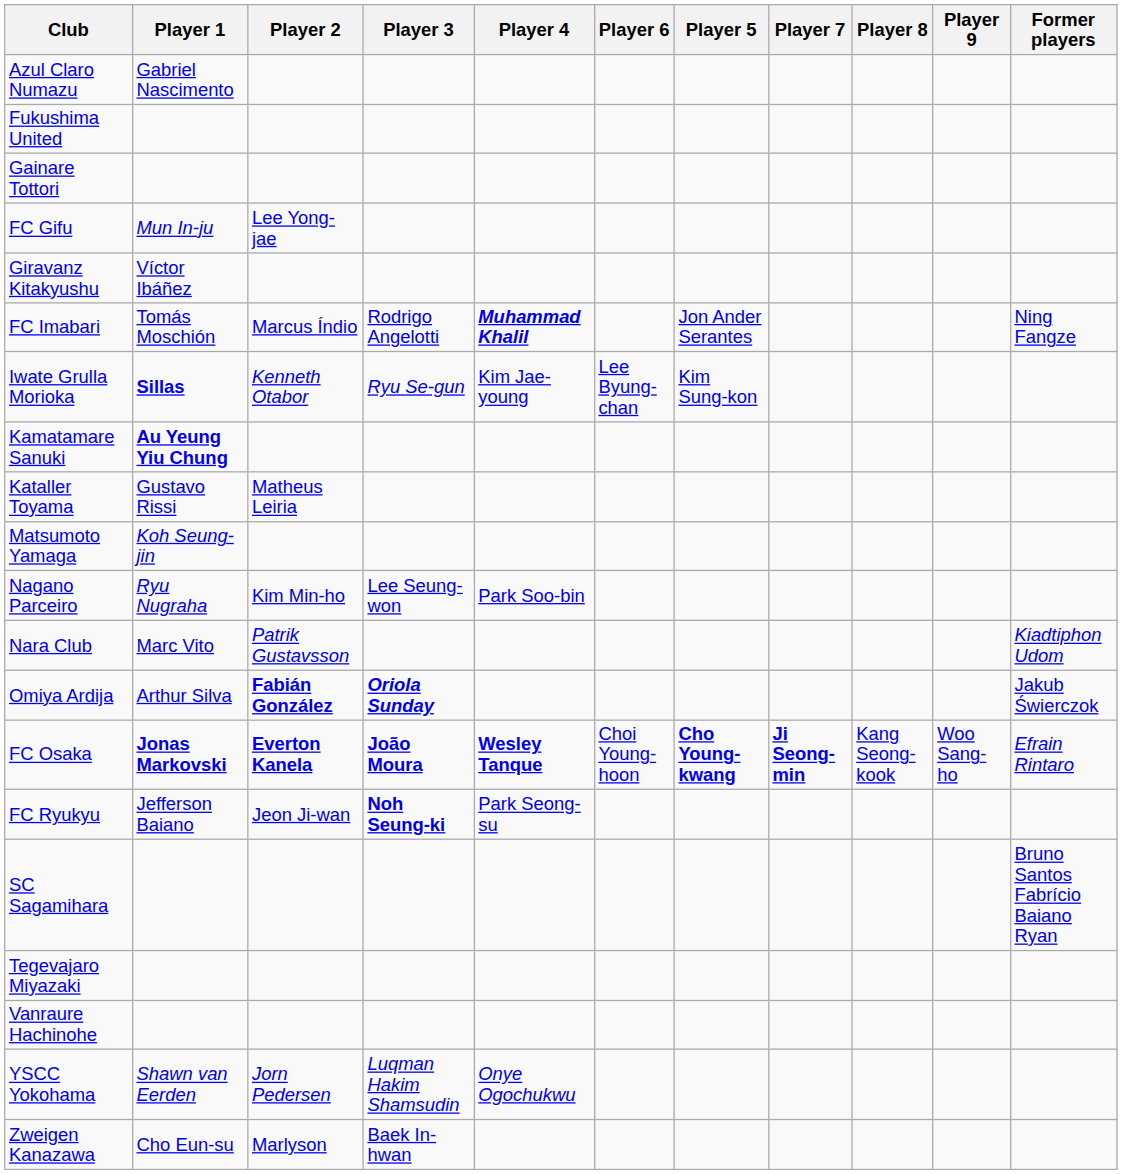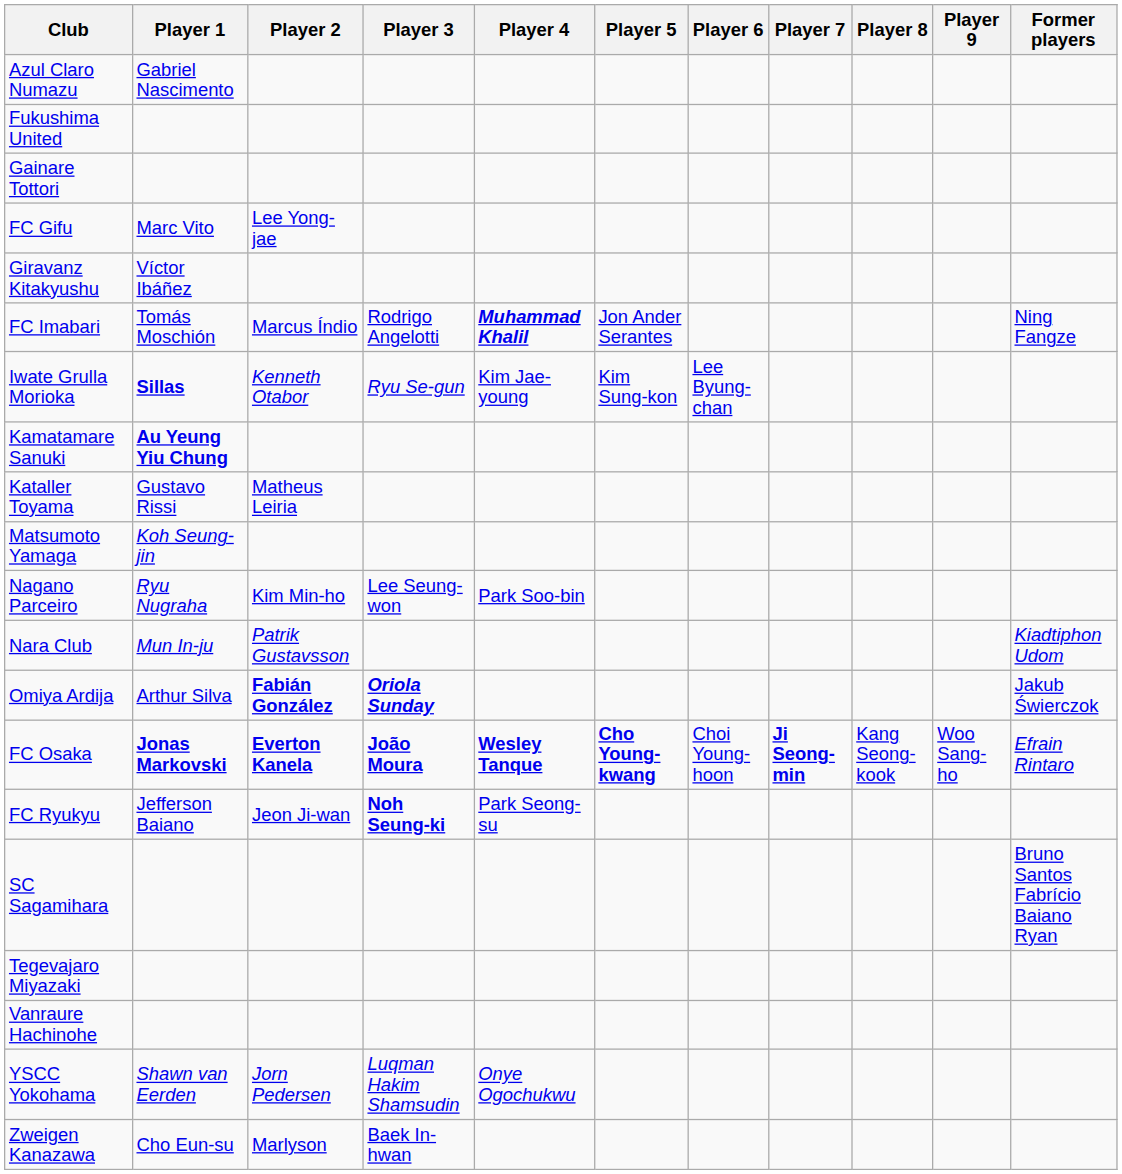columns swapped: (721, 30) <-> (634, 30)
(175, 228) Mun In-ju -> (175, 228) Marc Vito
(175, 646) Marc Vito -> (175, 646) Mun In-ju
